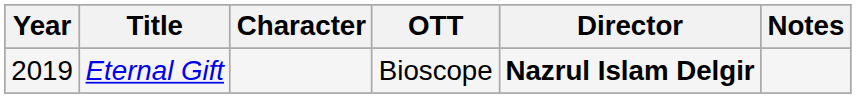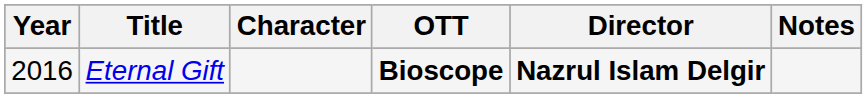(42, 70) 2019 -> (42, 70) 2016
(436, 70) normal -> (441, 70) bold
